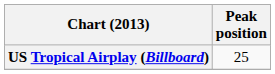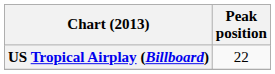(241, 57) 25 -> (241, 57) 22
